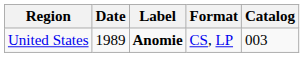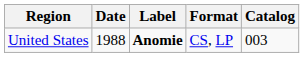(111, 40) 1989 -> (111, 40) 1988
